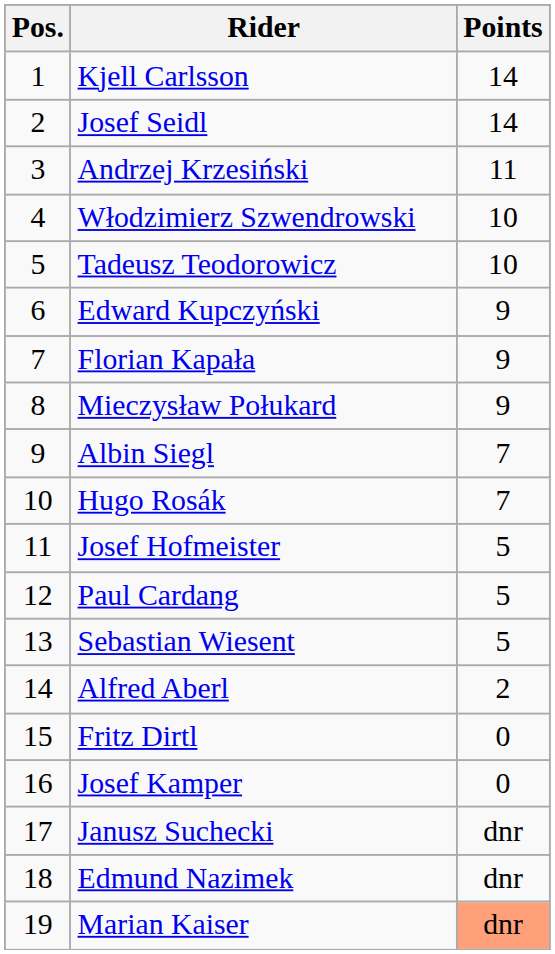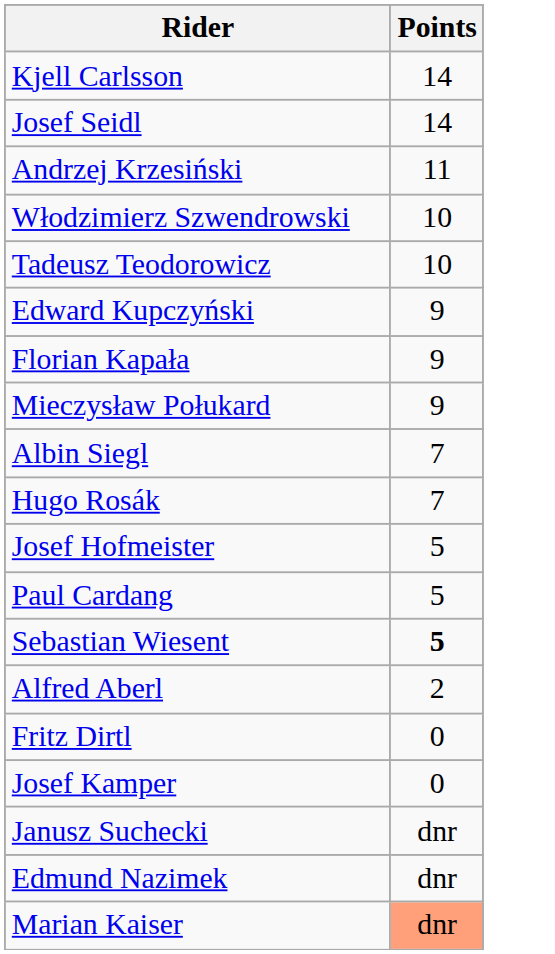- column: (38, 28)
(503, 641) normal -> (437, 641) bold
